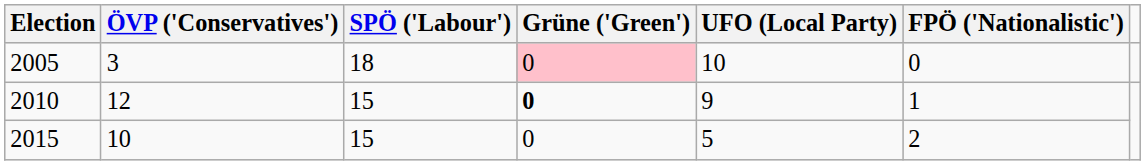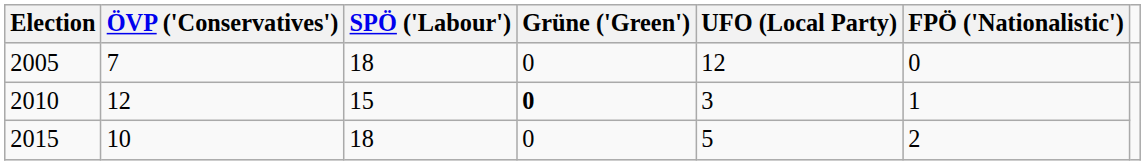(113, 62) 3 -> (113, 62) 7
(528, 62) pink background -> (528, 62) no background
(713, 62) 10 -> (713, 62) 12
(707, 100) 9 -> (707, 100) 3
(362, 139) 15 -> (362, 139) 18
